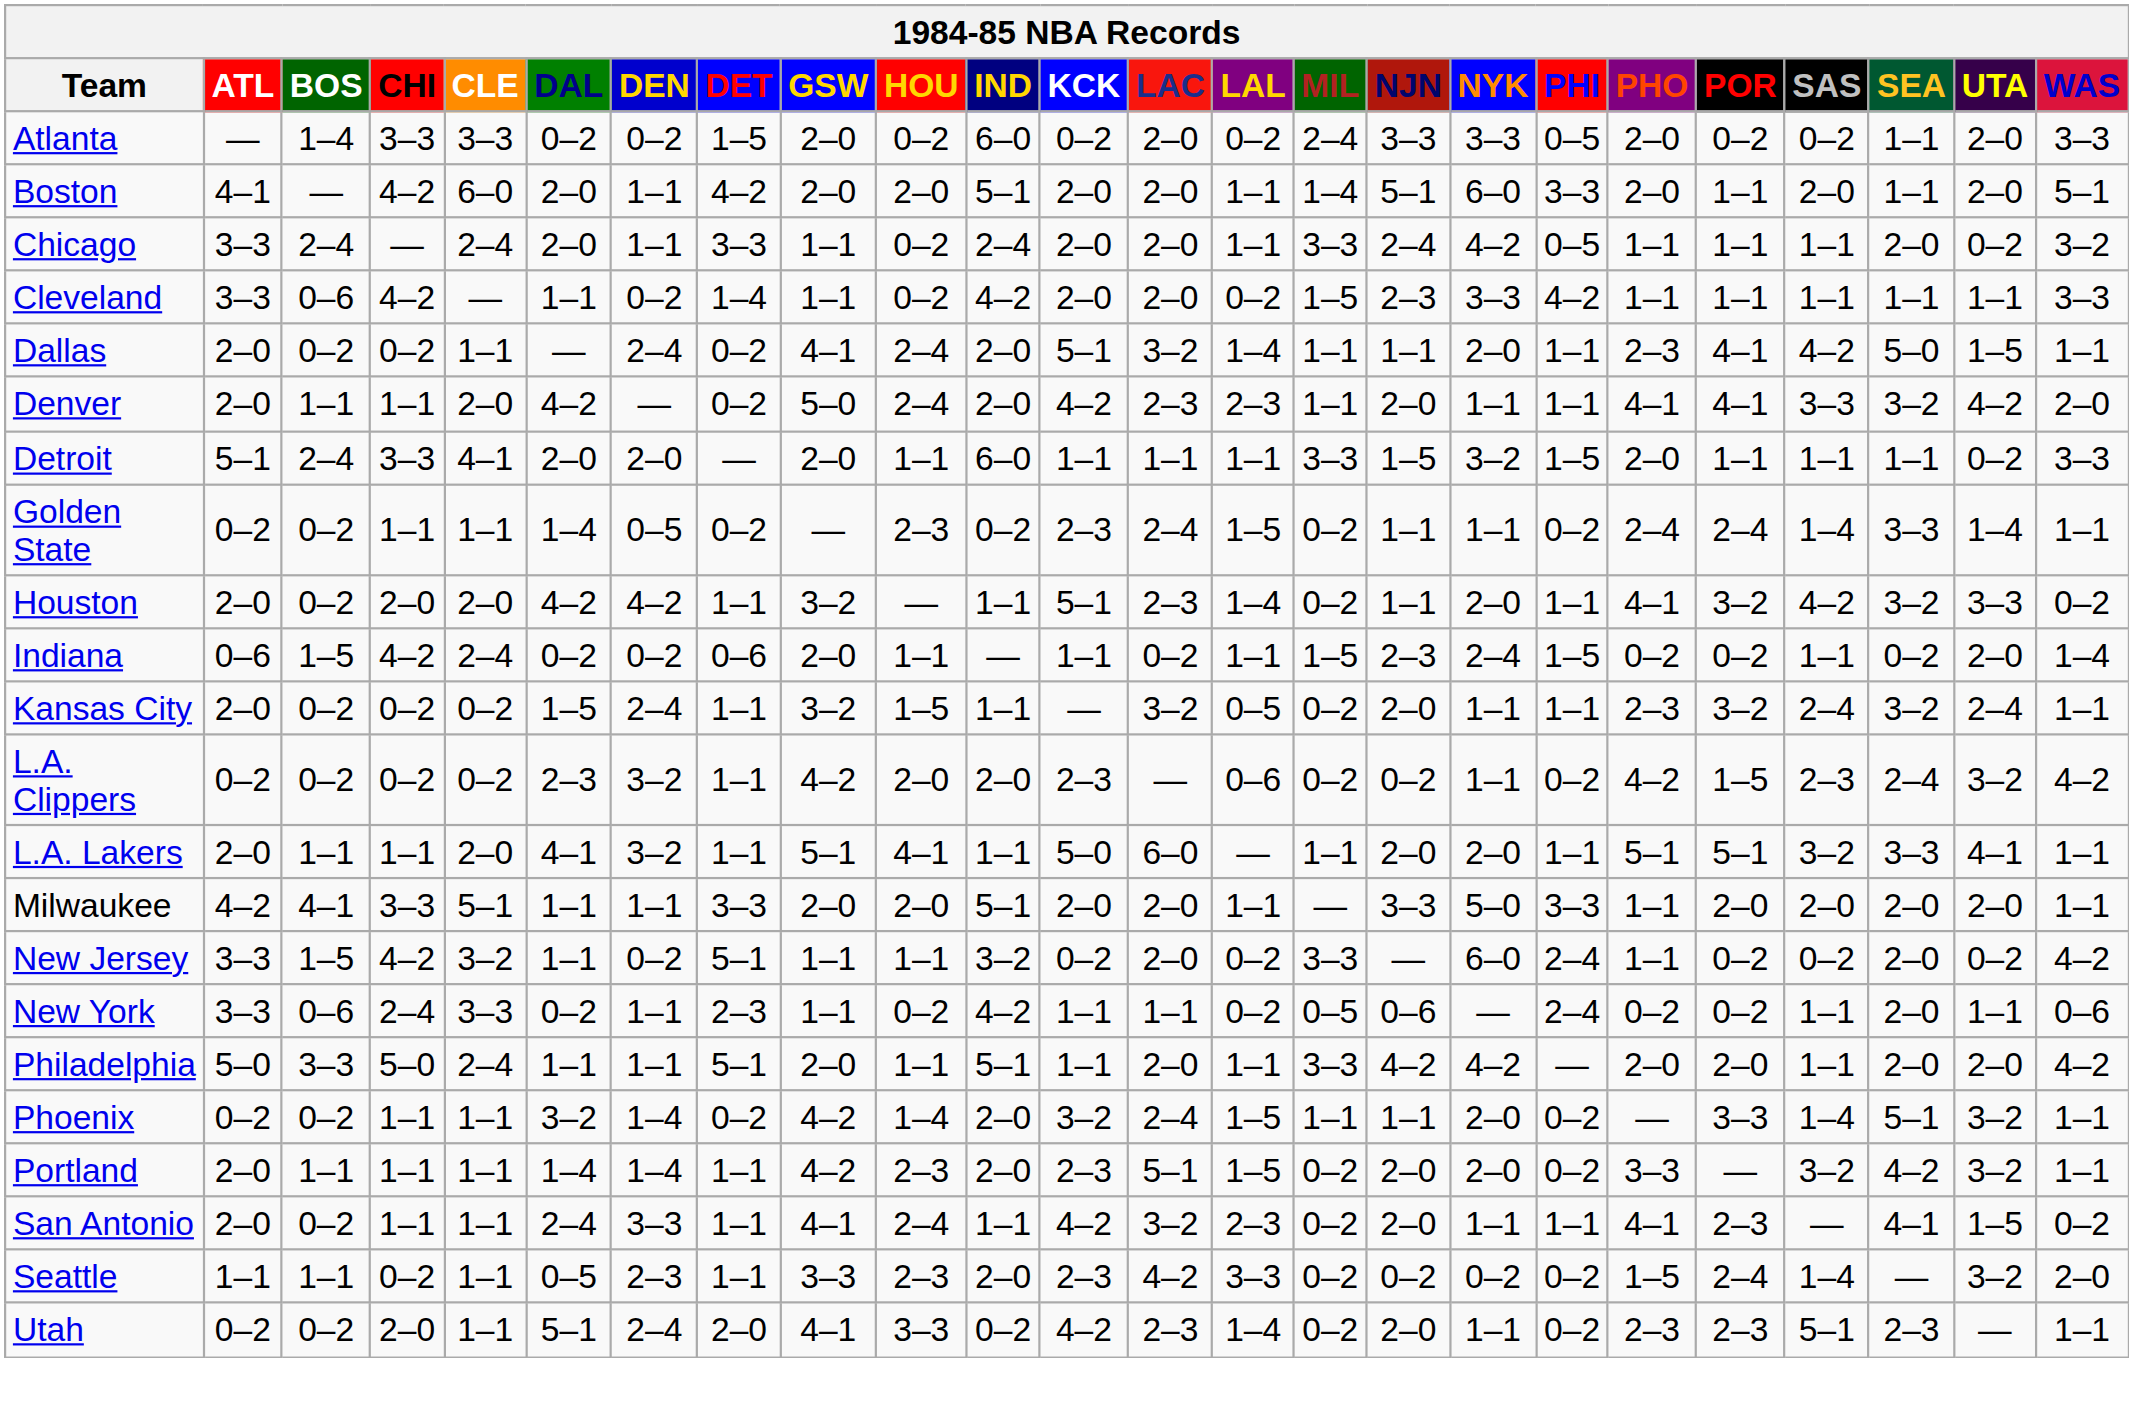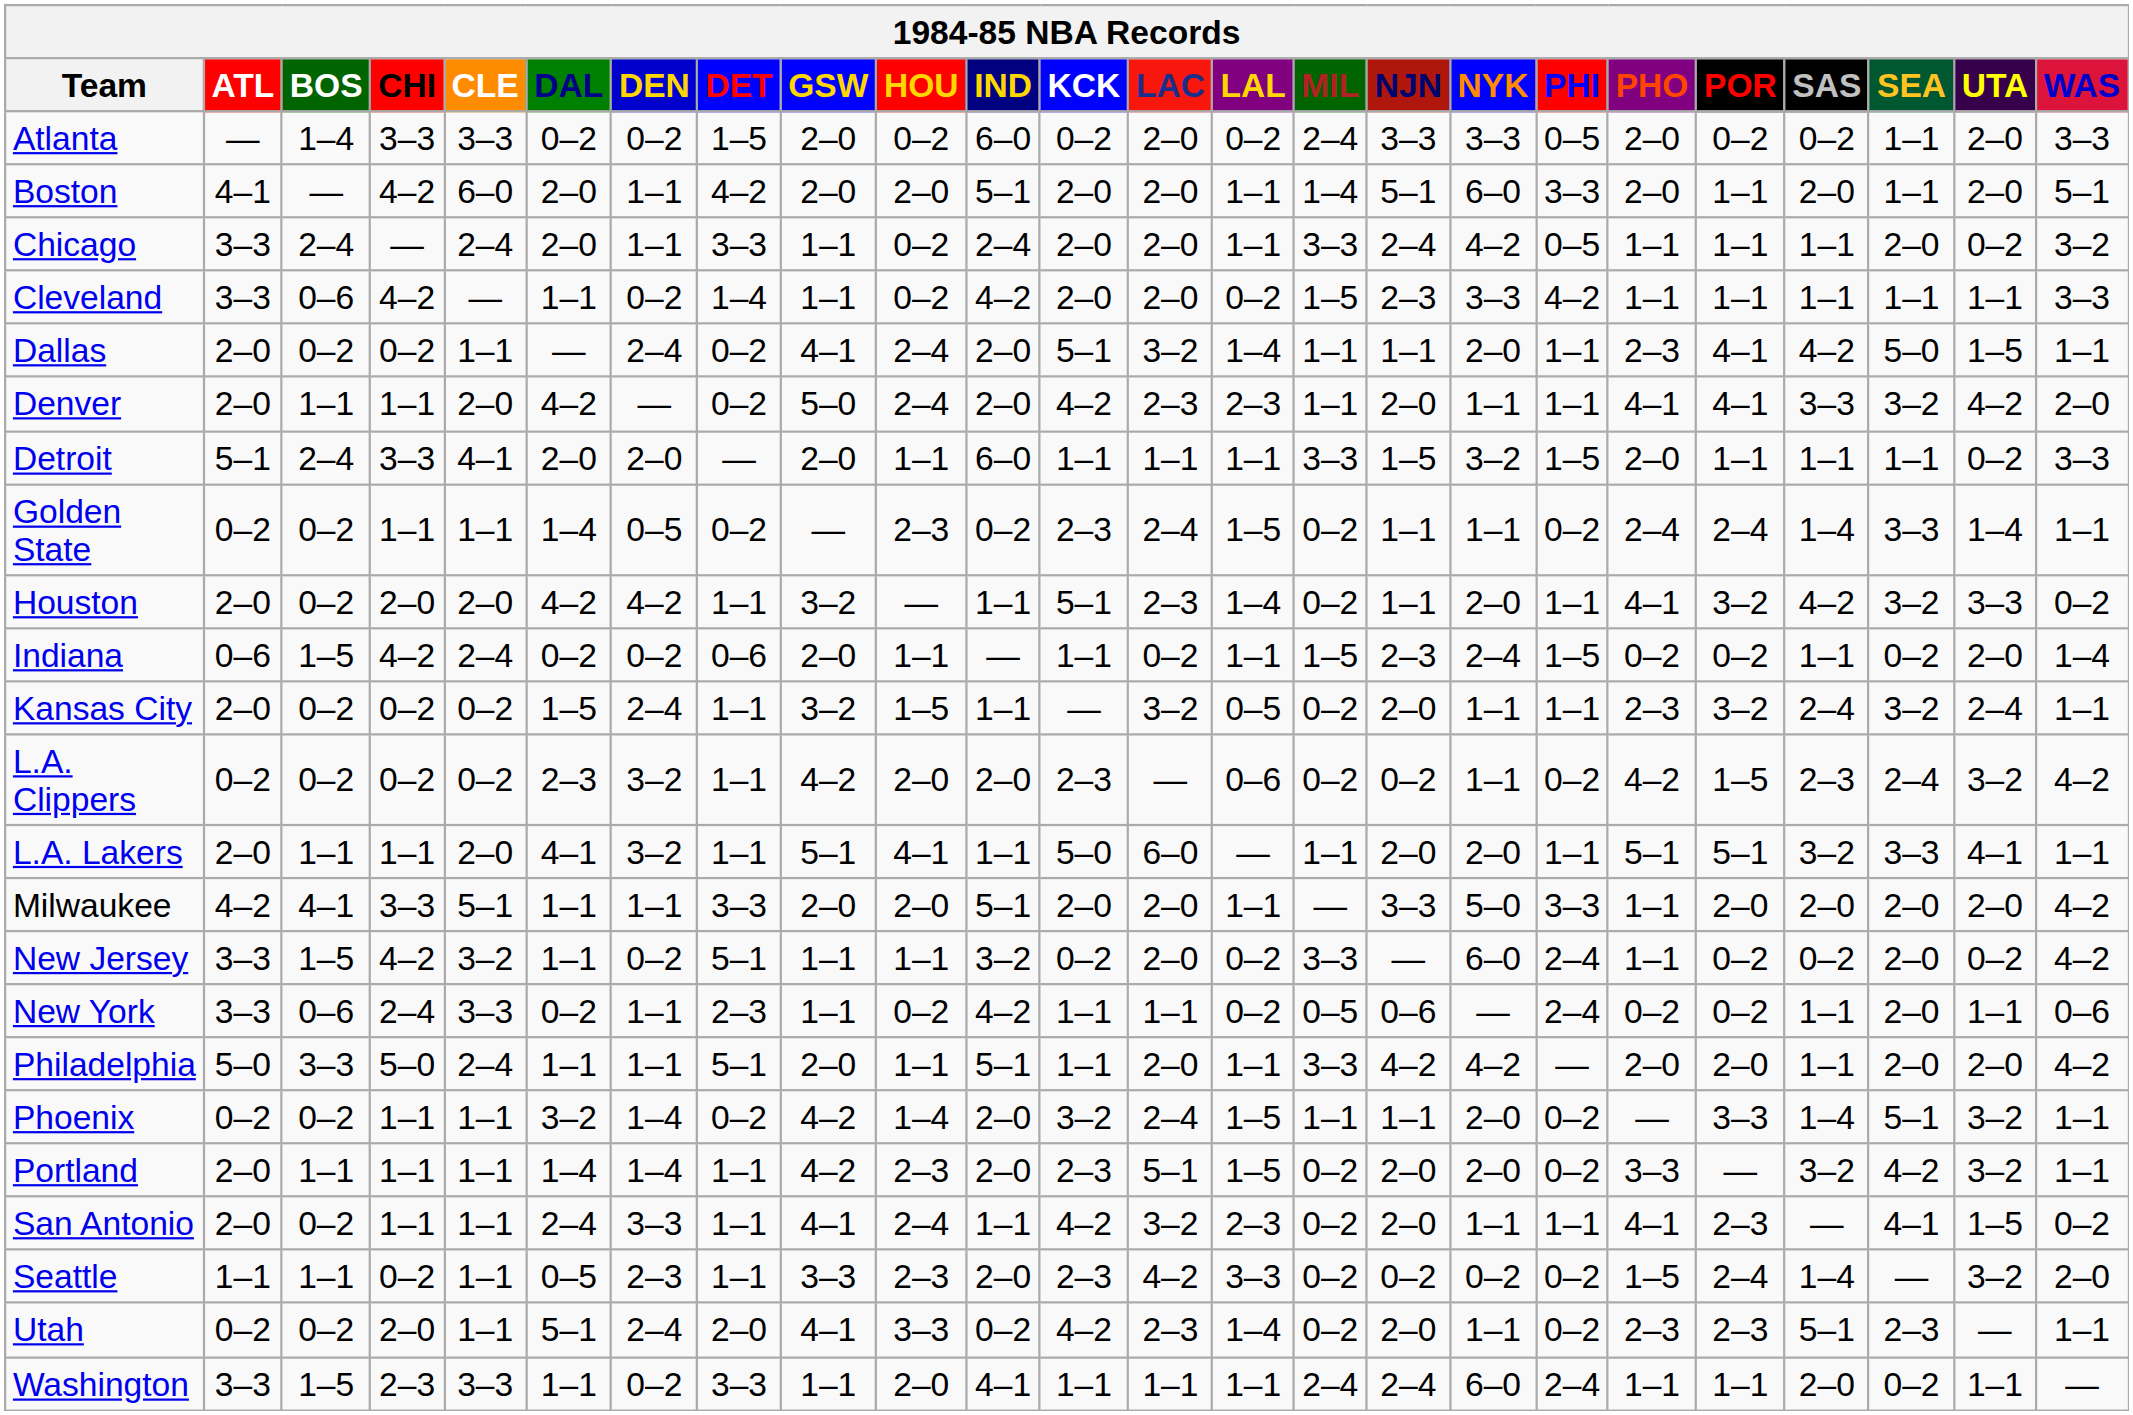(2082, 905) 1–1 -> (2082, 905) 4–2
+ row: (101, 1383)
